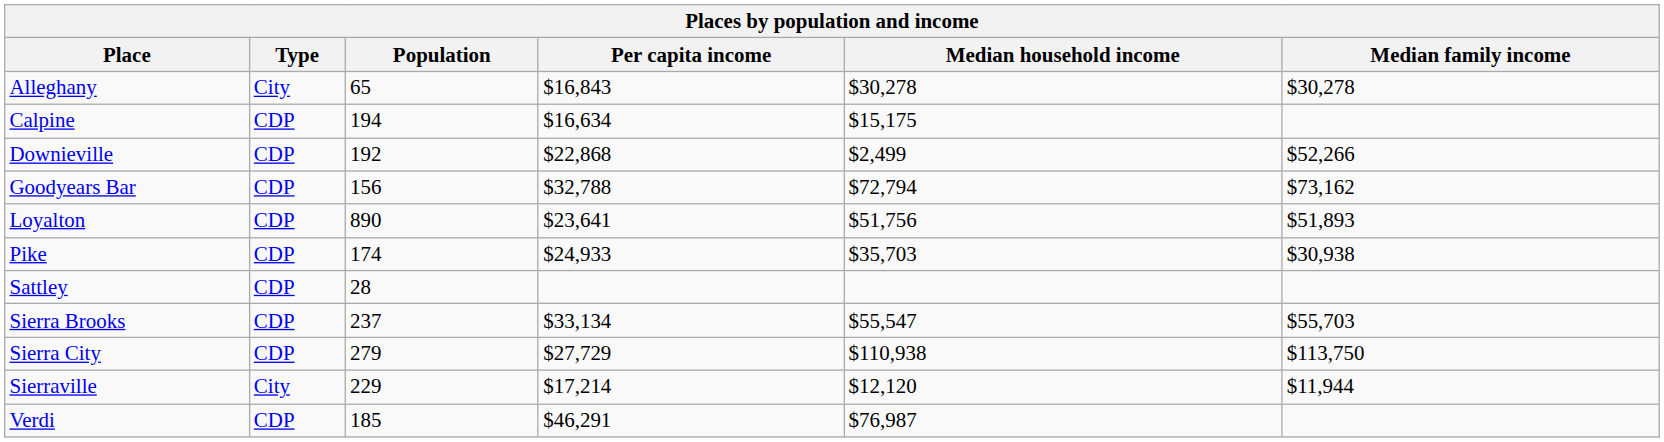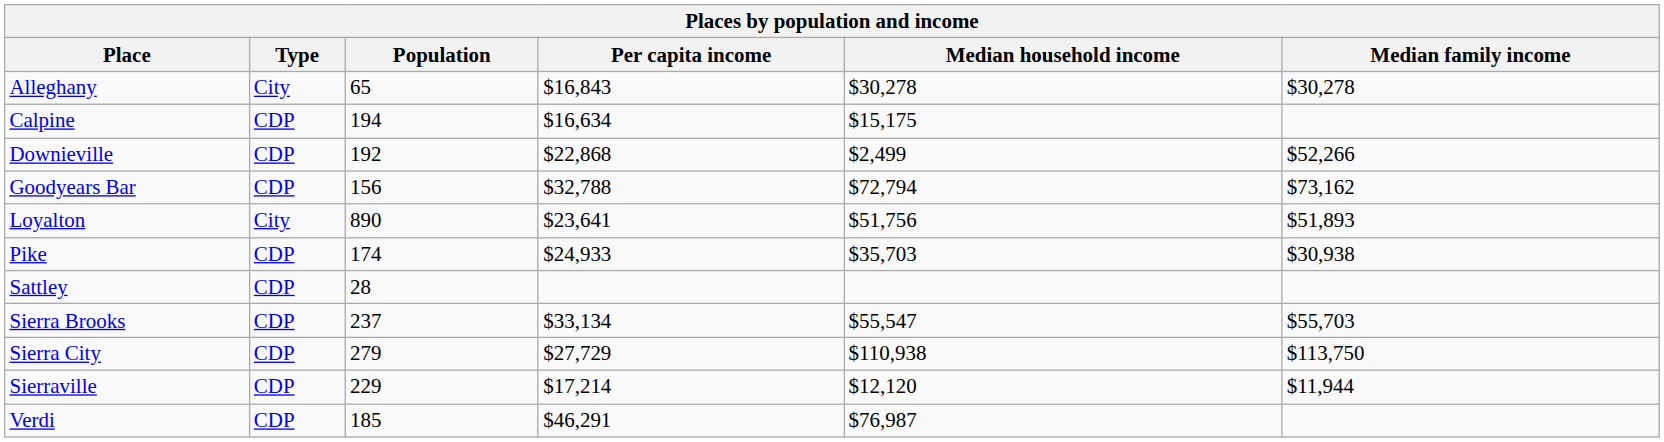(274, 220) CDP -> (272, 220) City
(272, 386) City -> (274, 386) CDP
